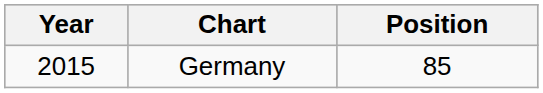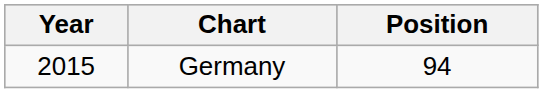(437, 66) 85 -> (437, 66) 94
